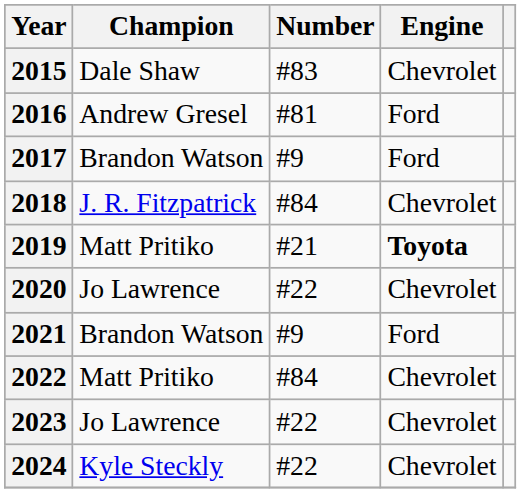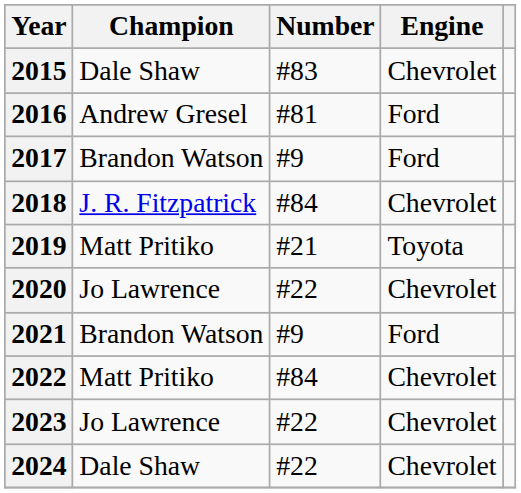(428, 245) bold -> (426, 245) normal
(151, 465) Kyle Steckly -> (140, 465) Dale Shaw
